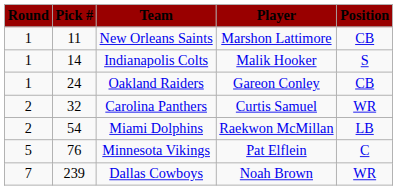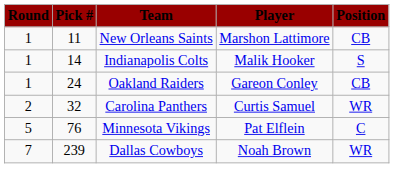- row: (156, 128)
